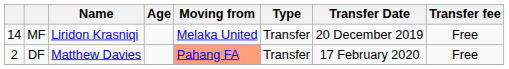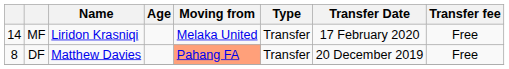(370, 34) 20 December 2019 -> (370, 34) 17 February 2020
(14, 54) 2 -> (14, 54) 8
(370, 54) 17 February 2020 -> (370, 54) 20 December 2019
